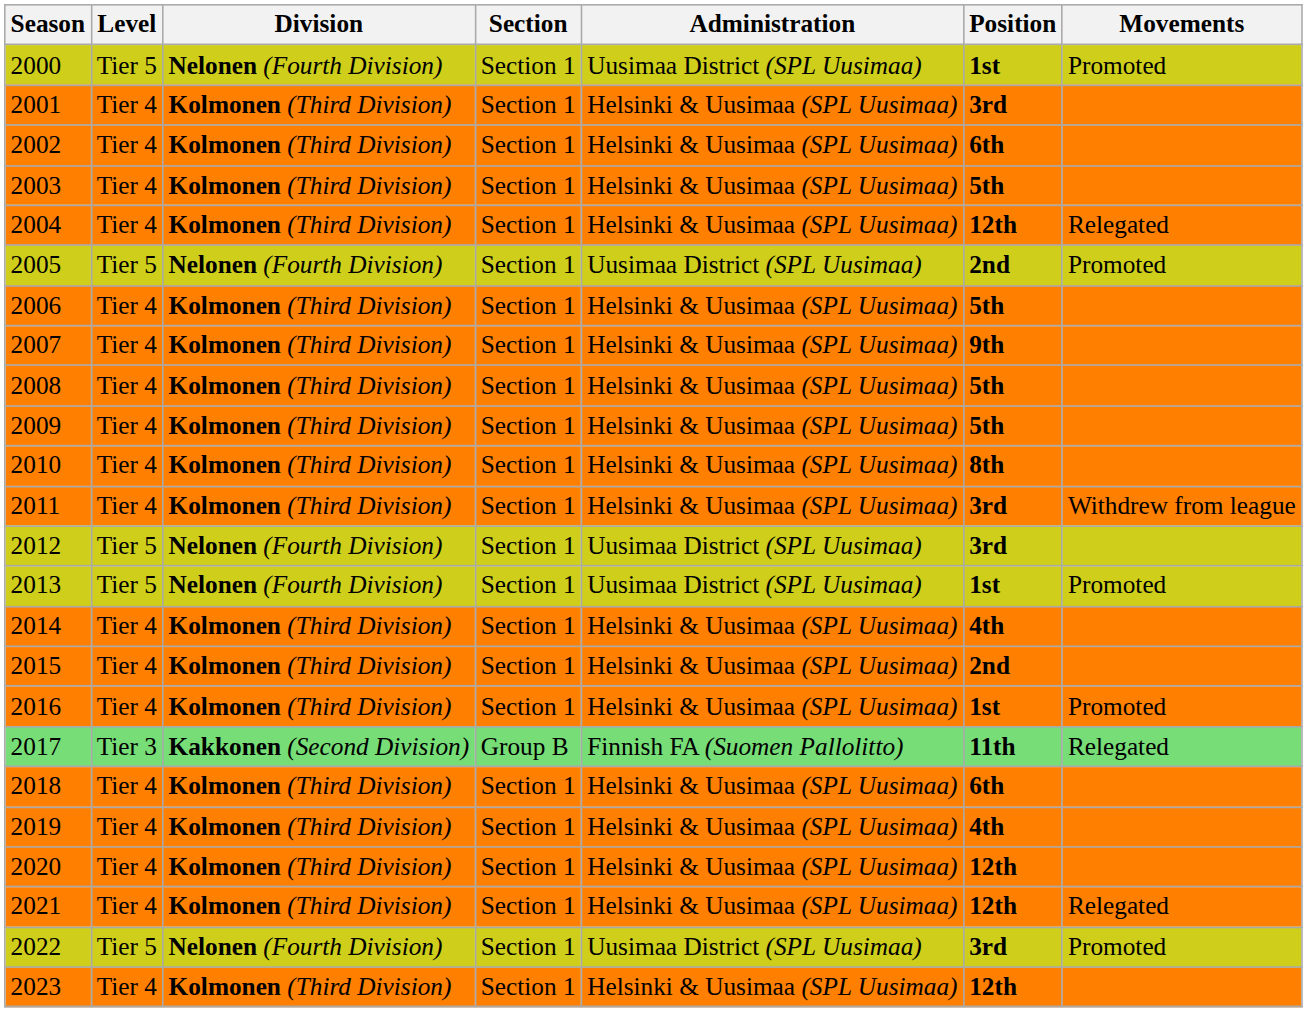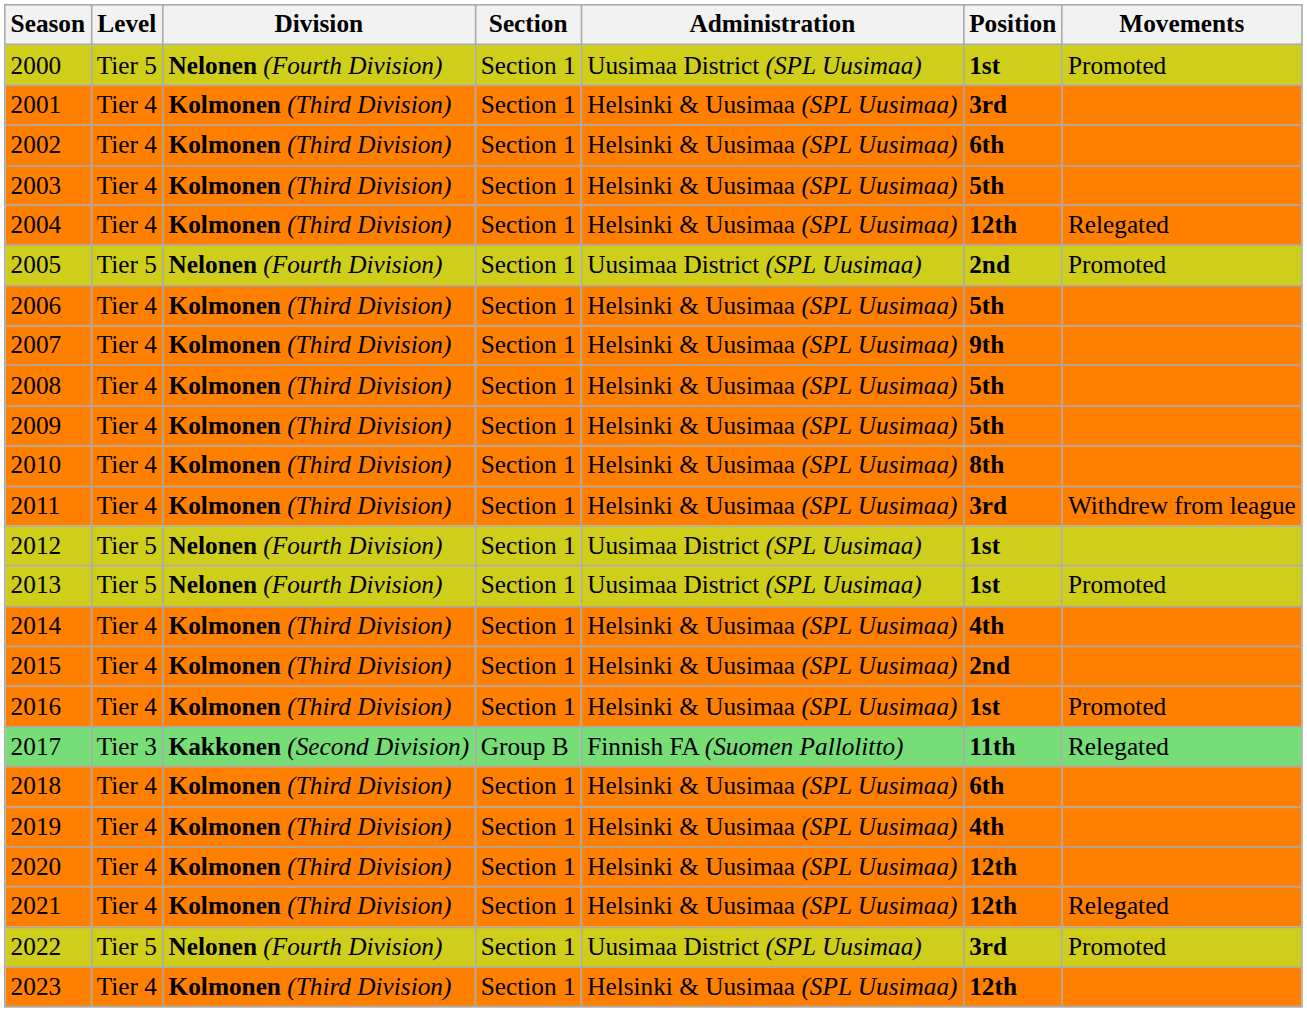(988, 545) 3rd -> (985, 545) 1st
